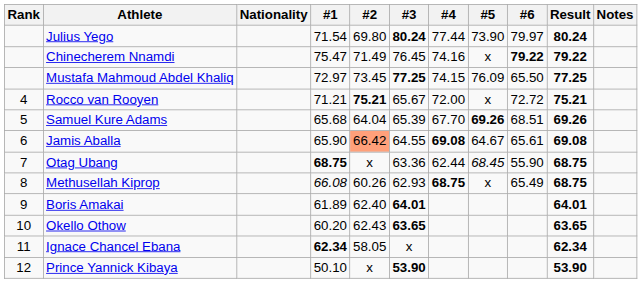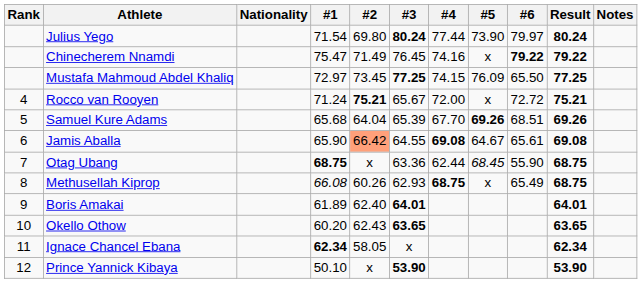(330, 99) 71.21 -> (330, 99) 71.24
